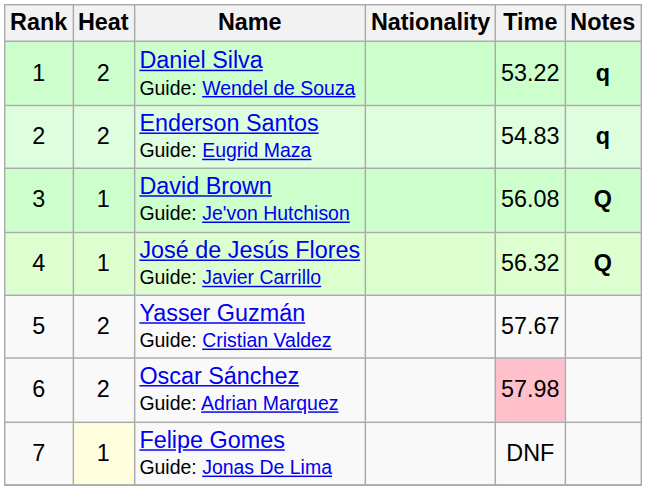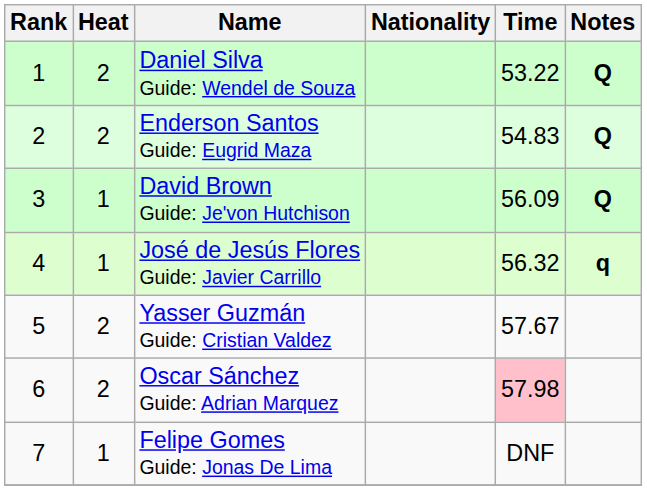(603, 73) q -> (603, 73) Q
(603, 136) q -> (603, 136) Q
(530, 199) 56.08 -> (530, 199) 56.09
(603, 263) Q -> (603, 263) q
(103, 453) lightyellow background -> (103, 453) no background
